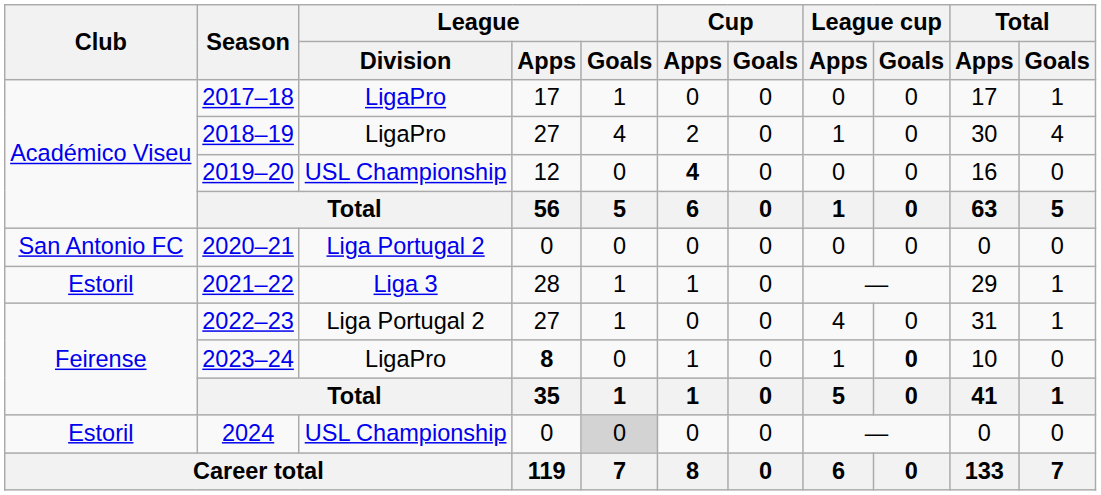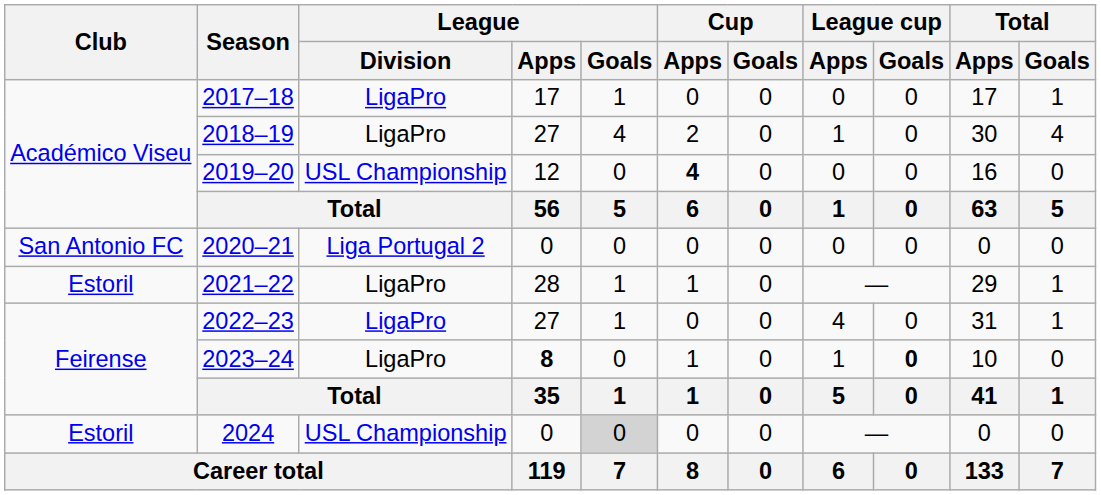(406, 284) Liga 3 -> (406, 284) LigaPro
(406, 321) Liga Portugal 2 -> (406, 321) LigaPro
